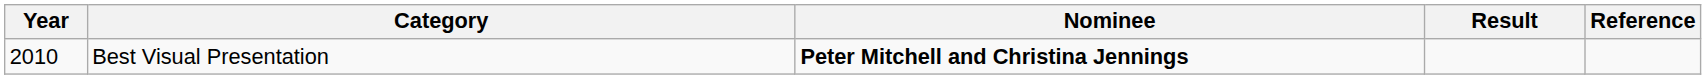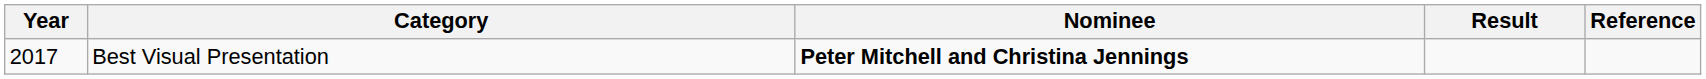(34, 56) 2010 -> (34, 56) 2017
